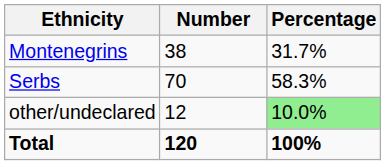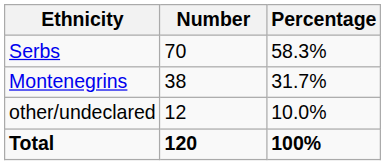rows swapped: (35, 81) <-> (68, 50)
(299, 112) lightgreen background -> (299, 112) no background
